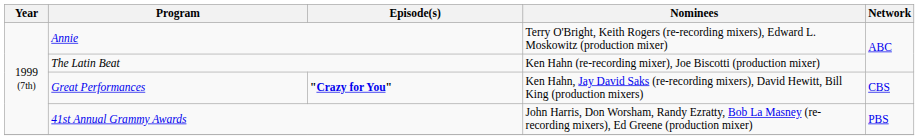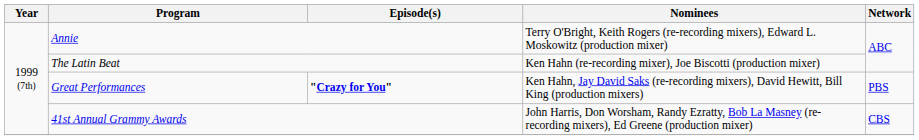(879, 87) CBS -> (878, 87) PBS
(878, 119) PBS -> (879, 119) CBS
